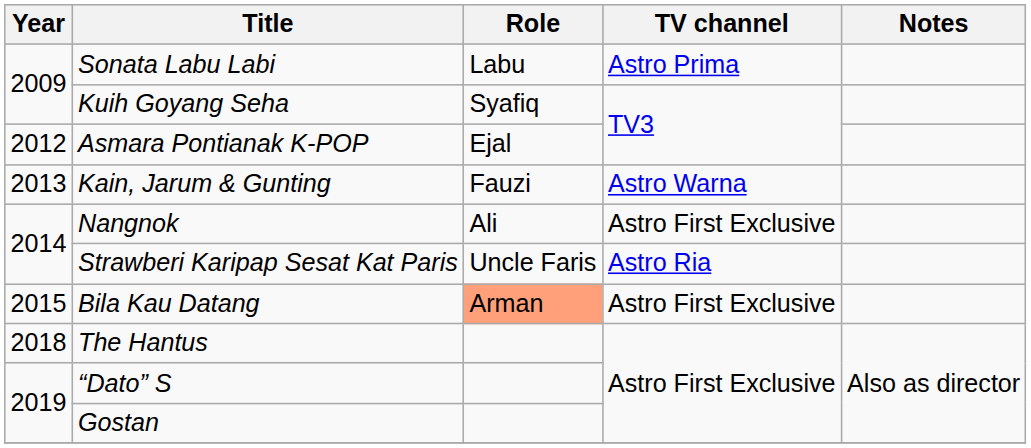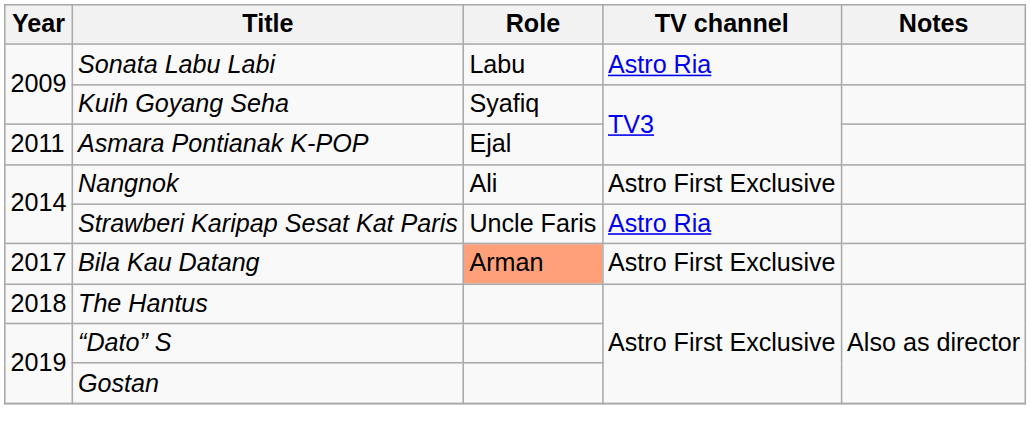(674, 64) Astro Prima -> (660, 64) Astro Ria
(39, 143) 2012 -> (38, 143) 2011
- row: (204, 183)
(39, 303) 2015 -> (39, 263) 2017
